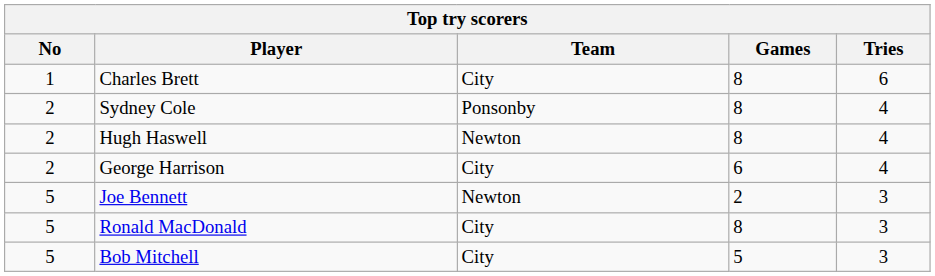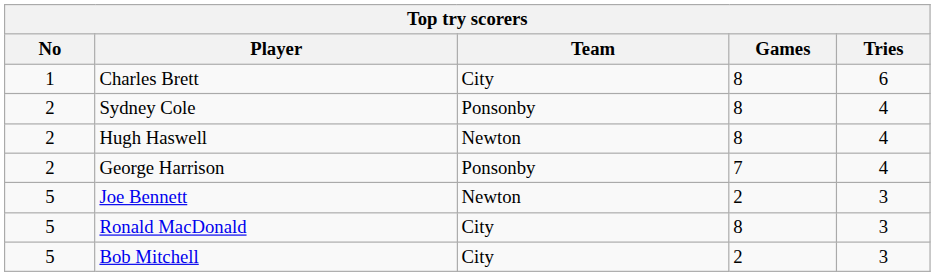(478, 167) City -> (499, 167) Ponsonby
(738, 167) 6 -> (738, 167) 7
(738, 256) 5 -> (738, 256) 2
